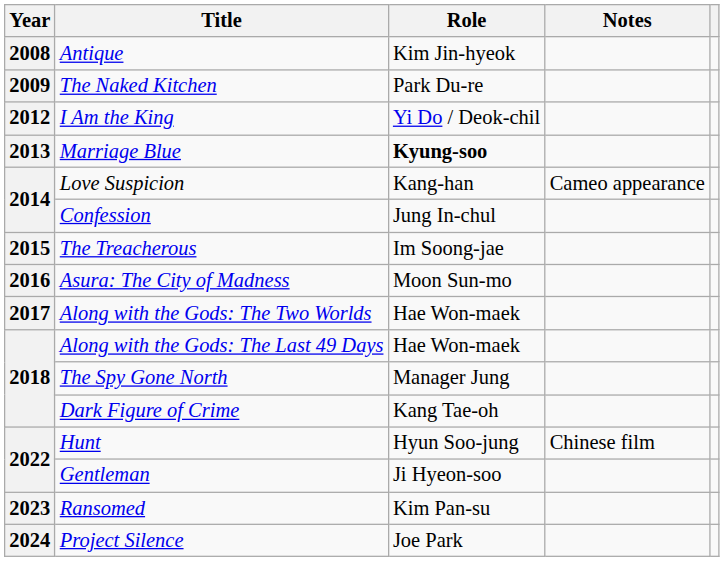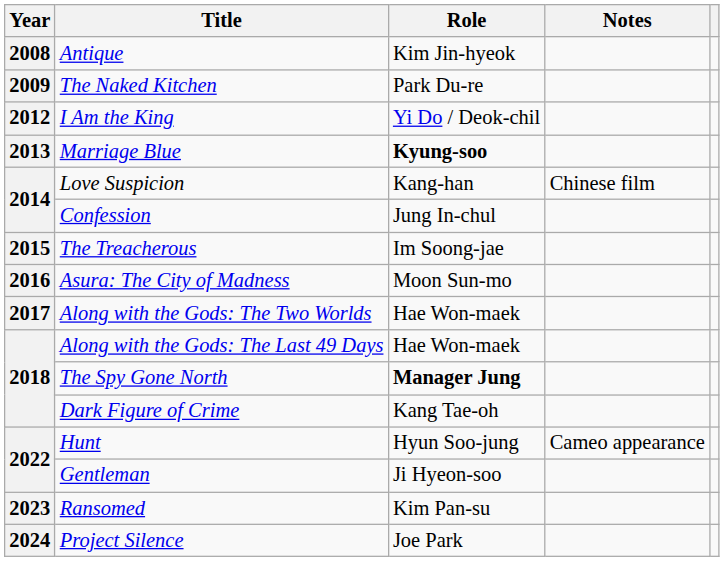(627, 183) Cameo appearance -> (602, 183) Chinese film
(451, 378) normal -> (457, 378) bold
(602, 442) Chinese film -> (627, 442) Cameo appearance
